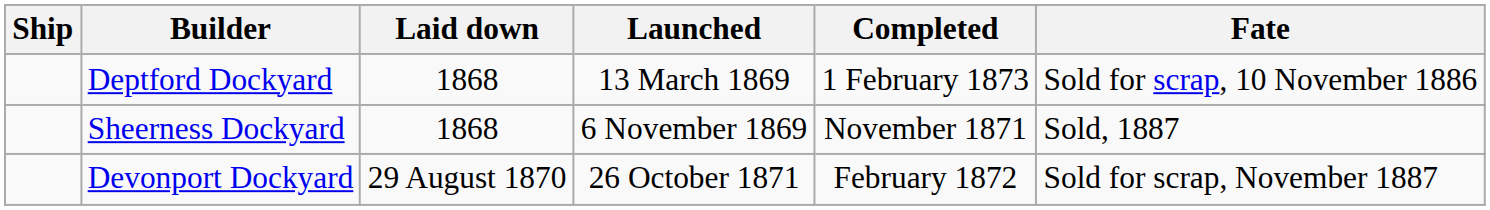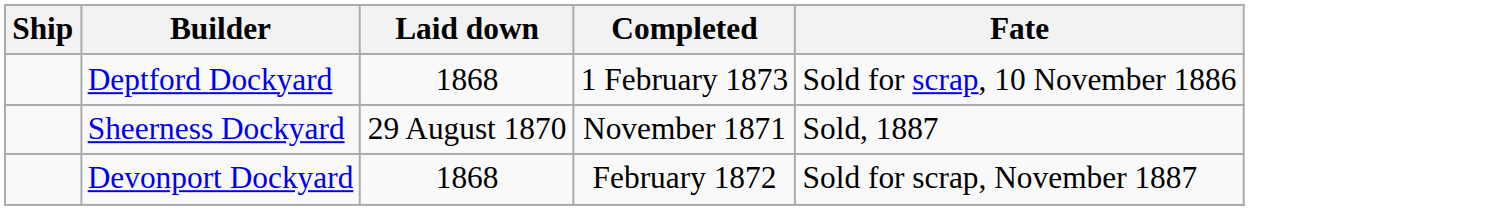- column: (694, 29)
(467, 128) 1868 -> (467, 128) 29 August 1870
(467, 178) 29 August 1870 -> (467, 178) 1868
